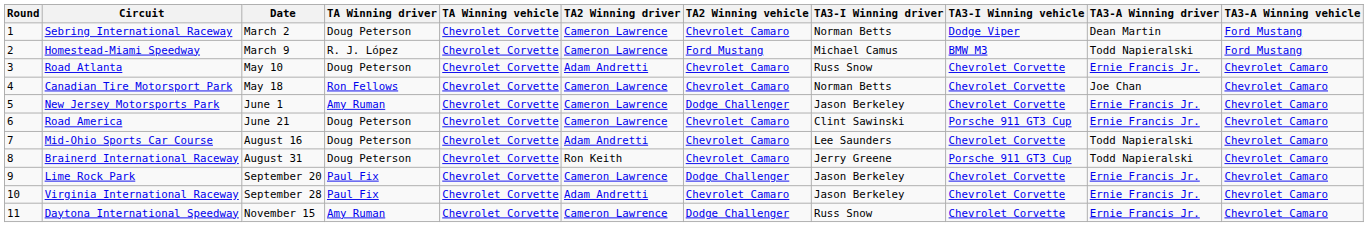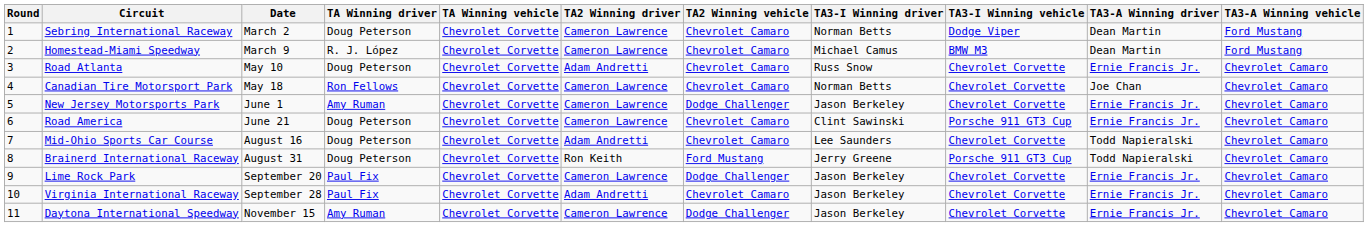(725, 49) Ford Mustang -> (737, 49) Chevrolet Camaro
(1142, 49) Todd Napieralski -> (1125, 49) Dean Martin
(737, 158) Chevrolet Camaro -> (725, 158) Ford Mustang
(843, 212) Russ Snow -> (859, 212) Jason Berkeley
